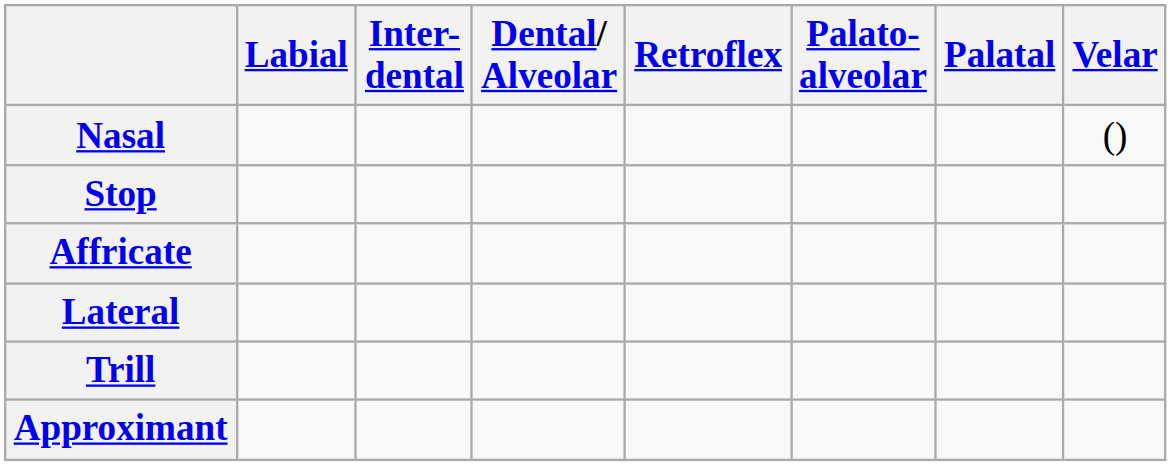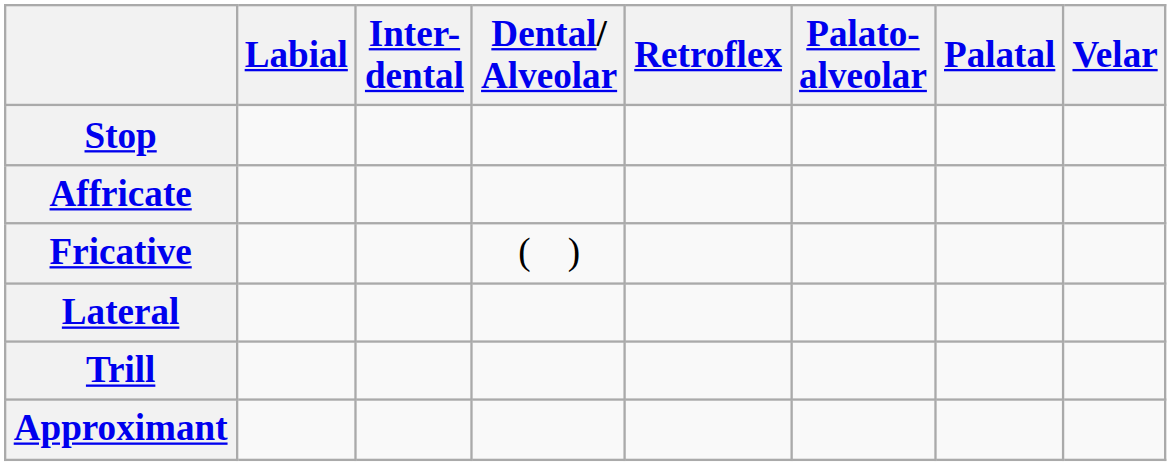- row: (121, 134)
+ row: (121, 252)
